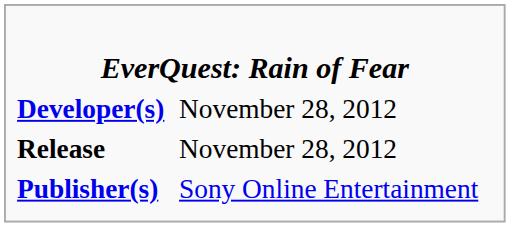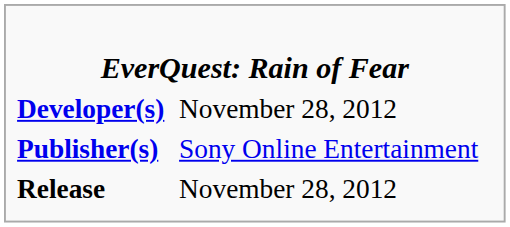rows swapped: (88, 188) <-> (61, 148)
